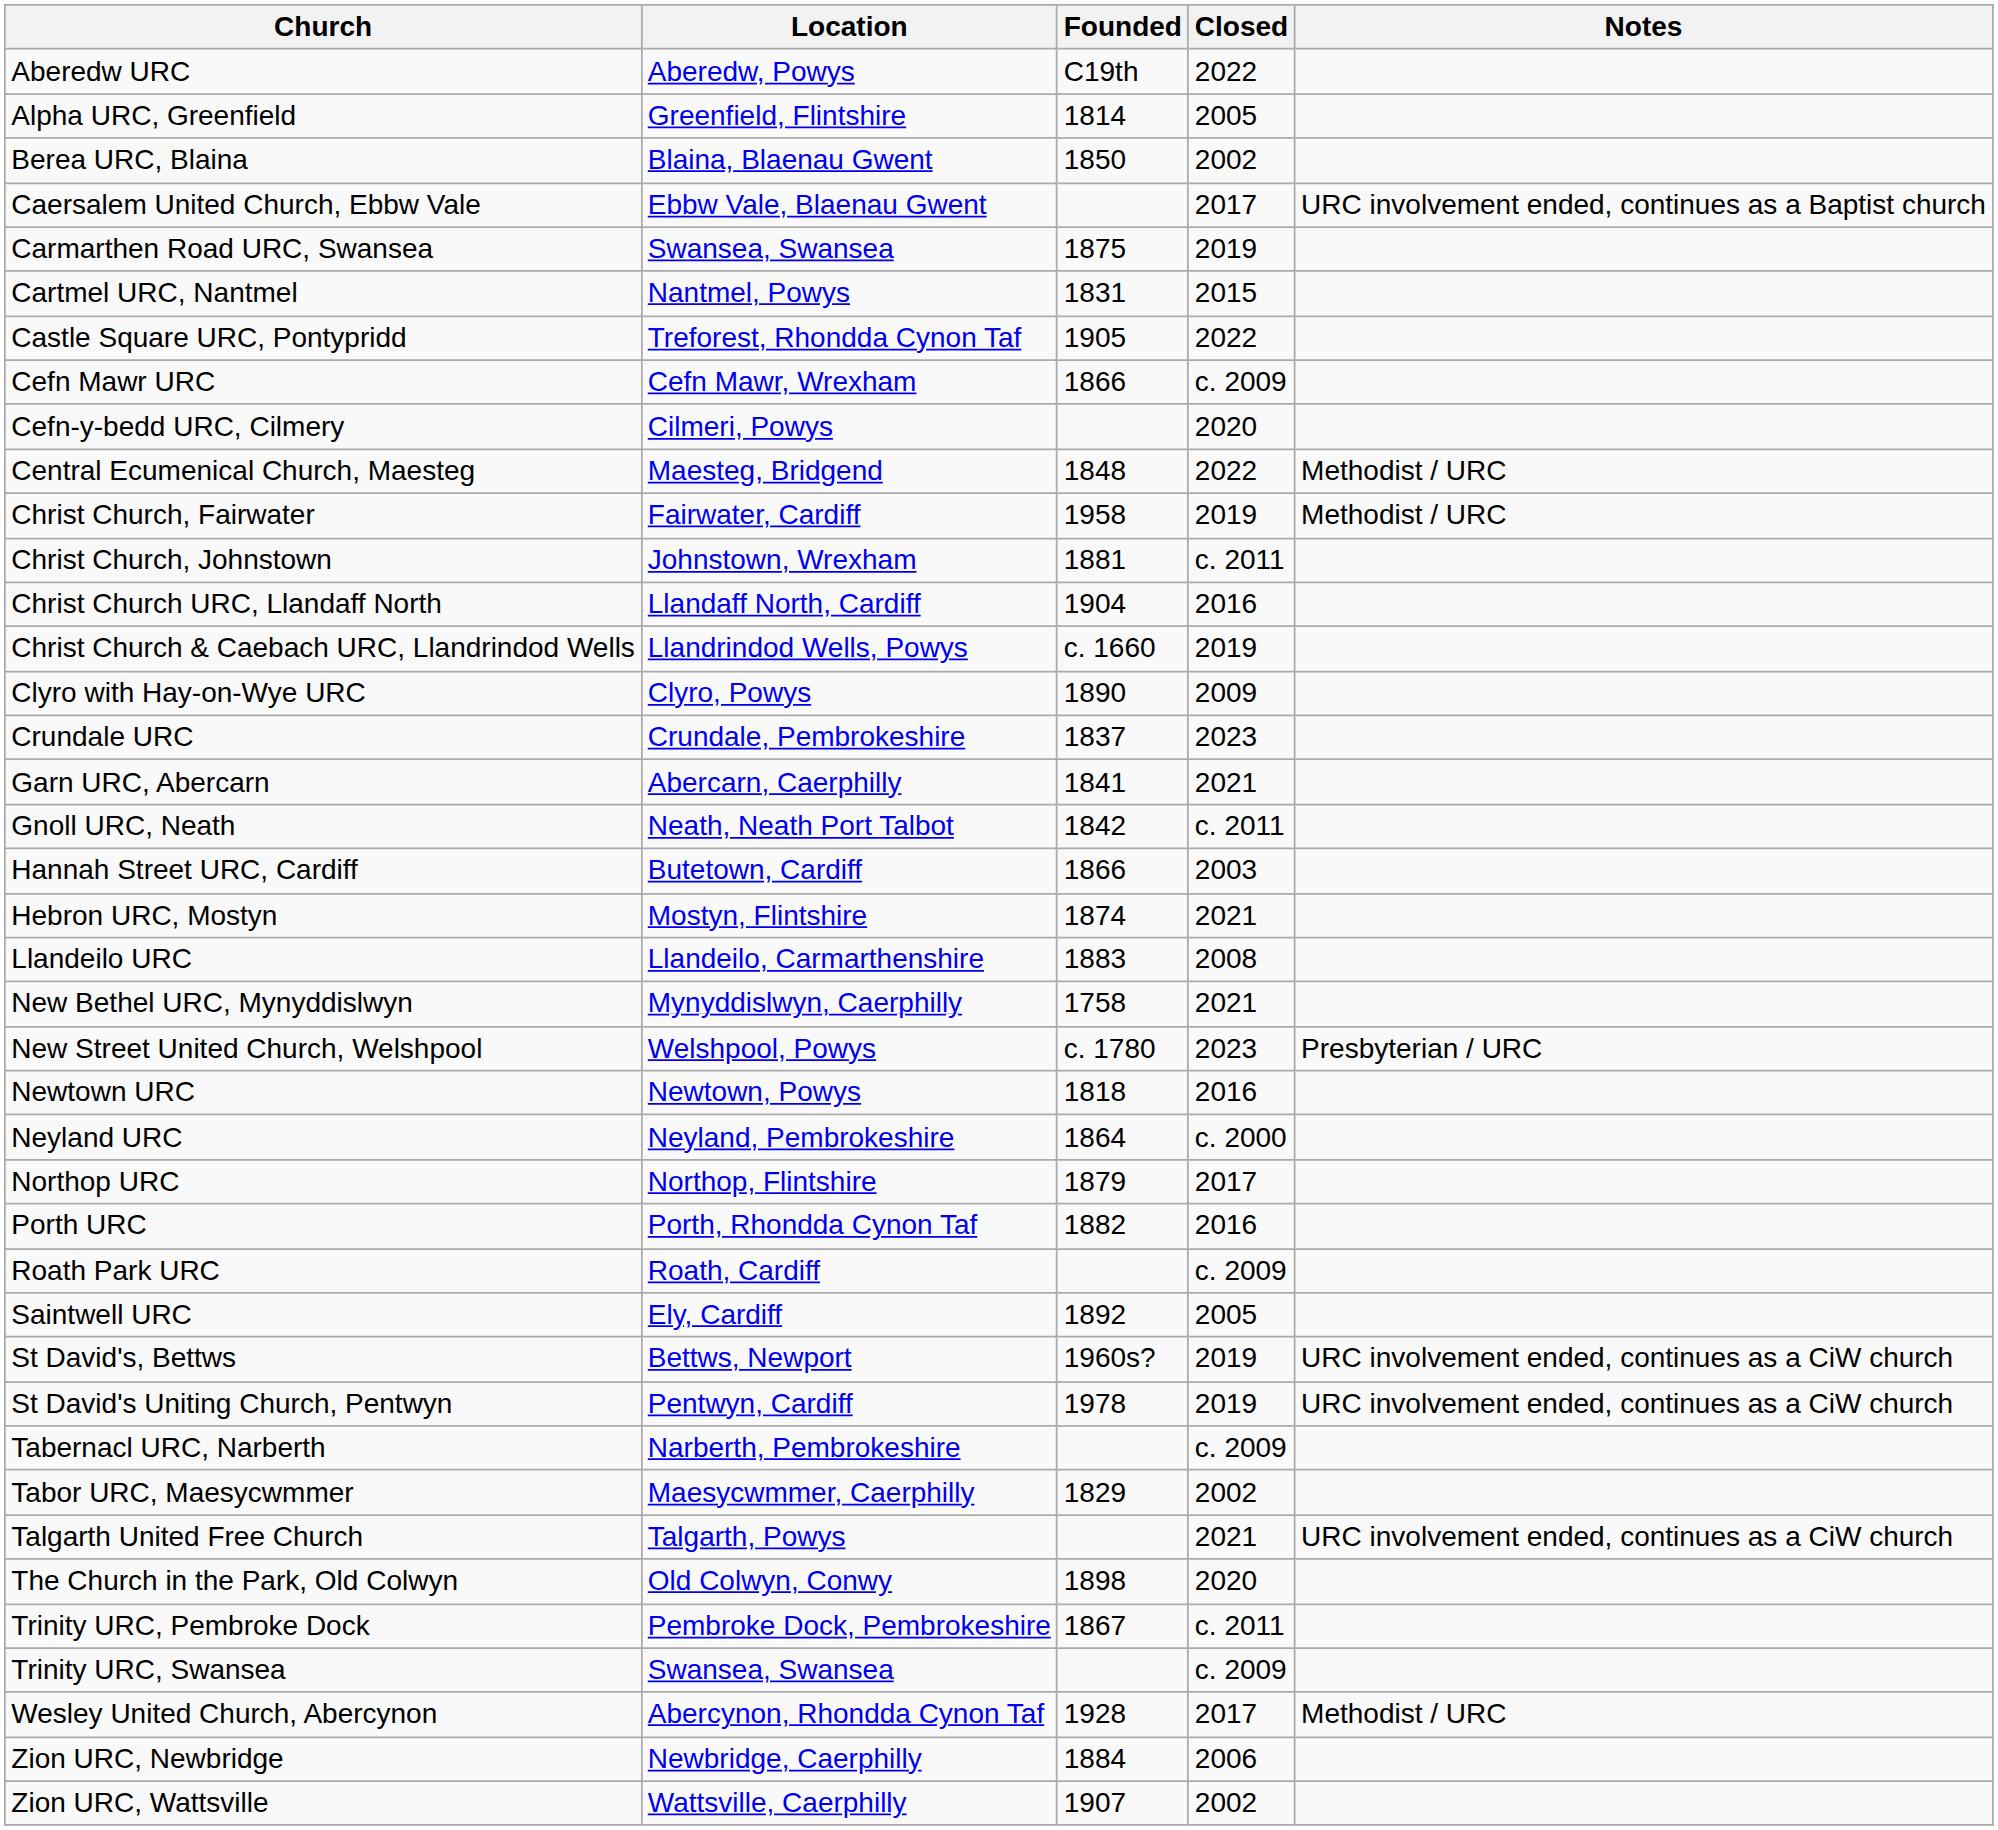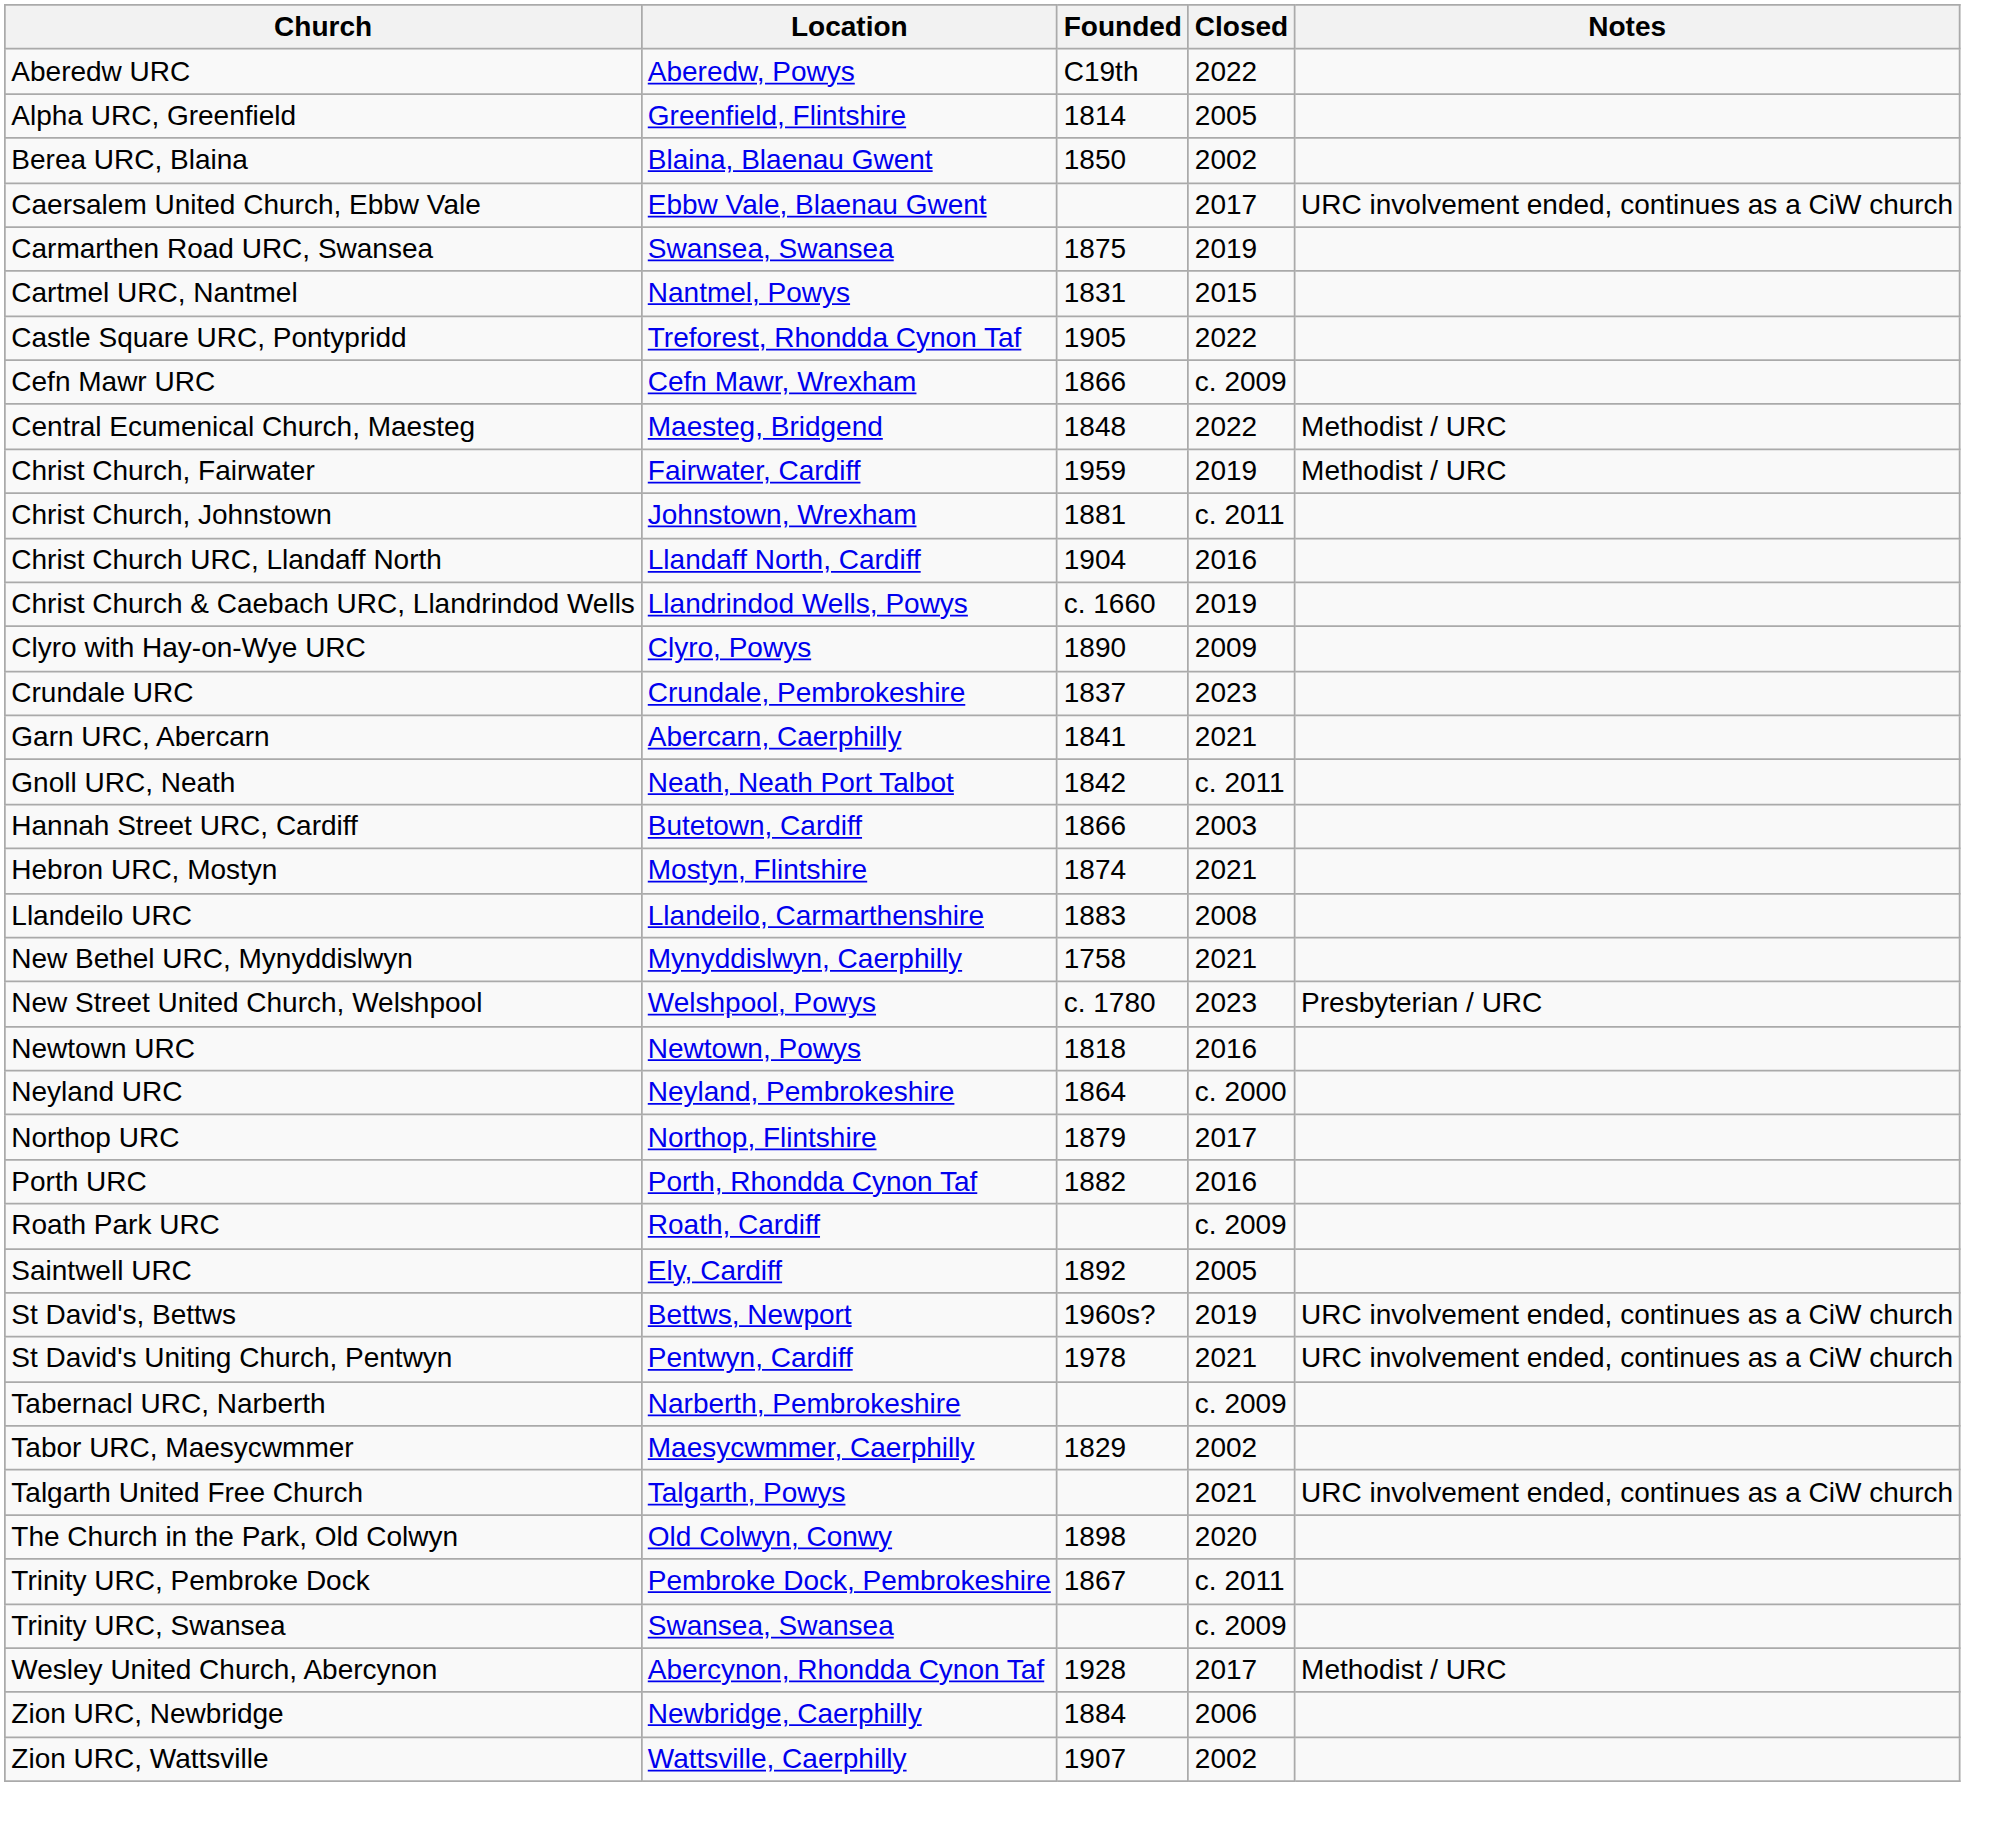(1644, 204) URC involvement ended, continues as a Baptist church -> (1627, 204) URC involvement ended, continues as a CiW church
- row: (178, 426)
(1095, 515) 1958 -> (1095, 470) 1959
(1226, 1403) 2019 -> (1226, 1358) 2021
